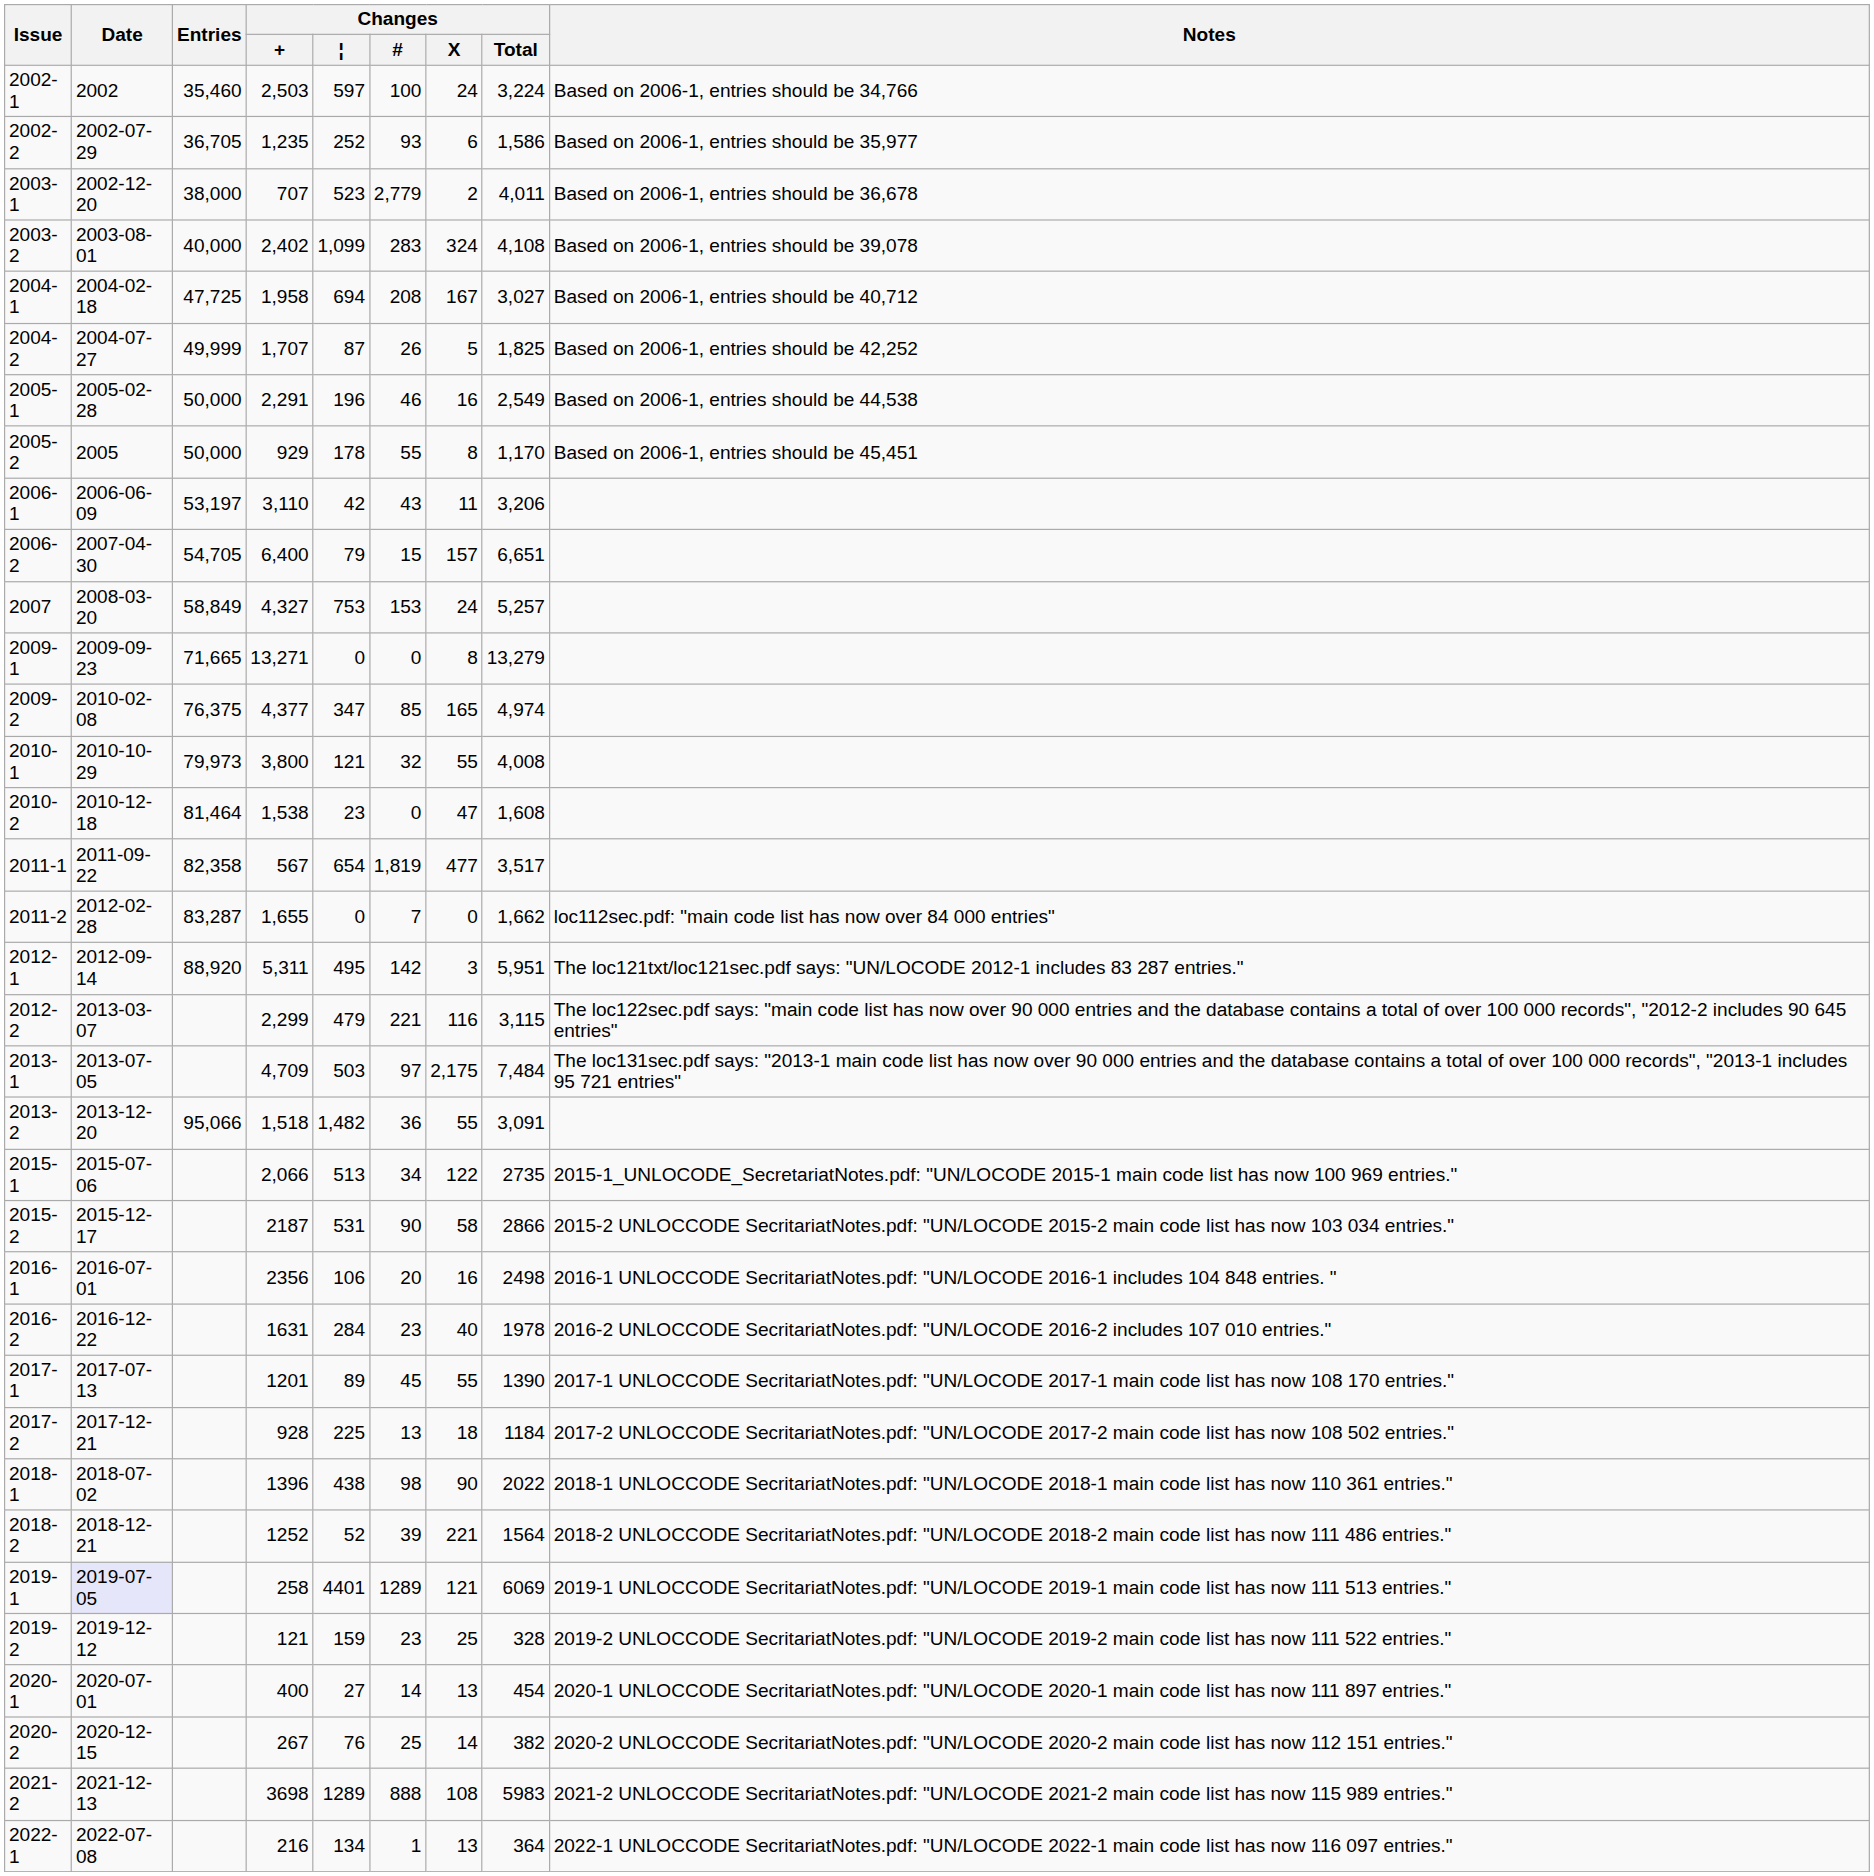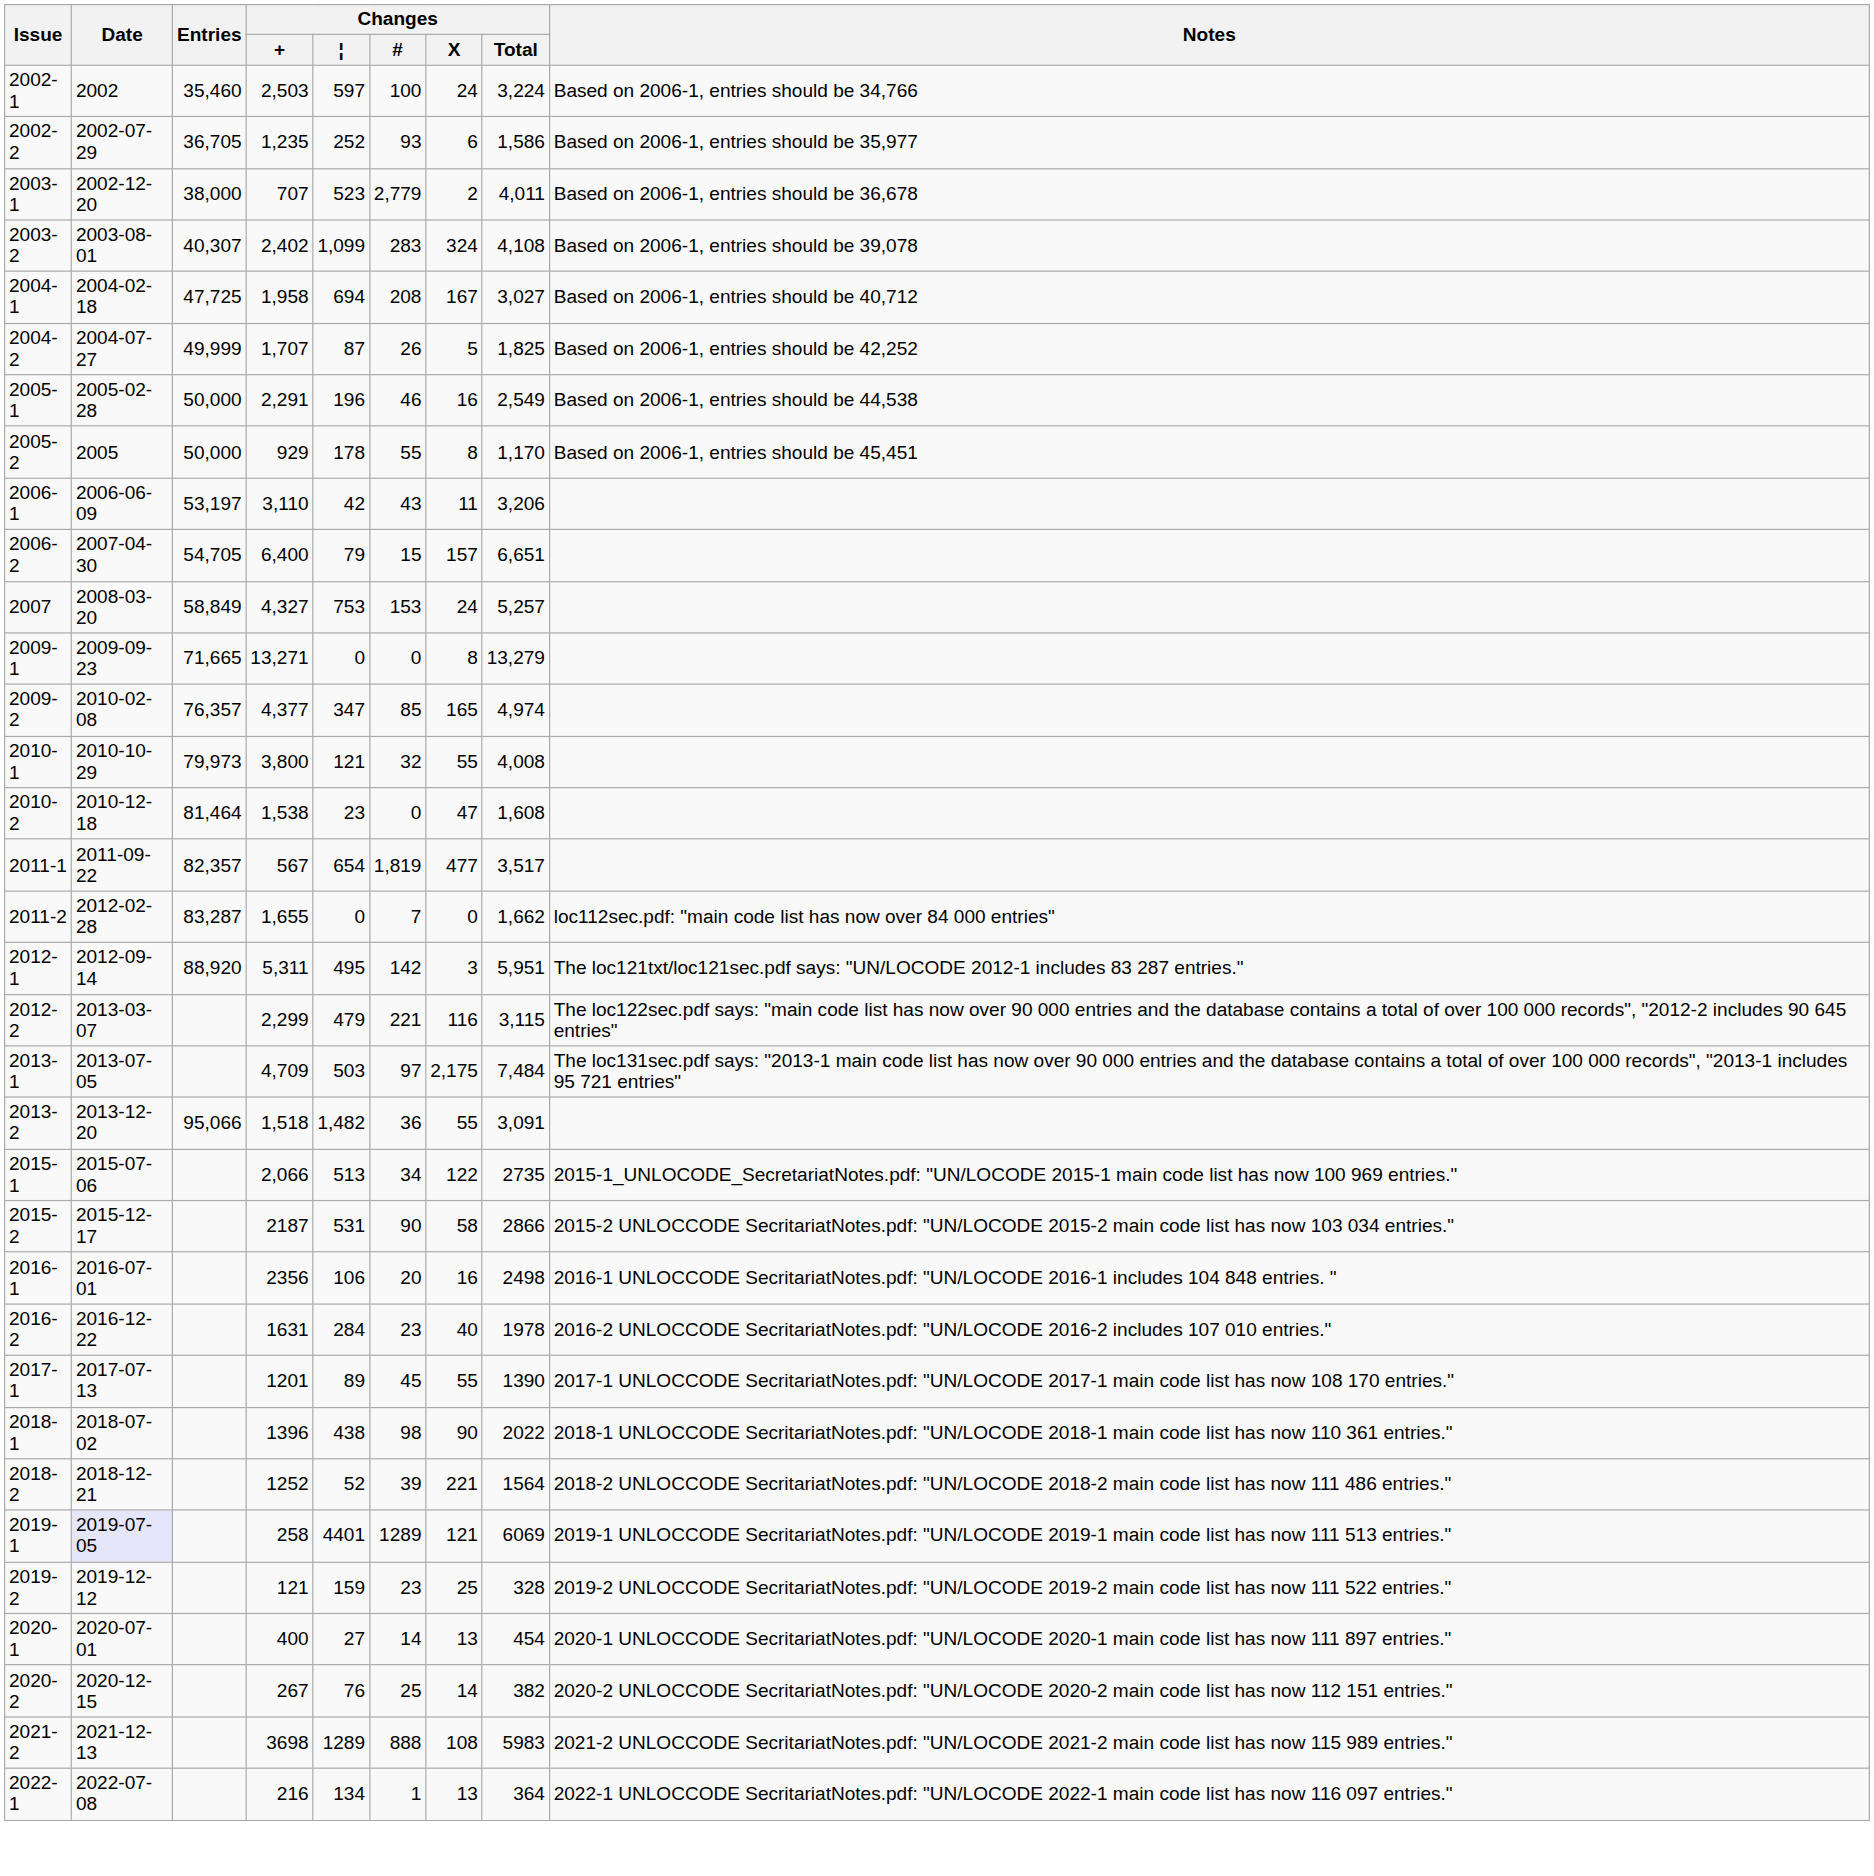(212, 245) 40,000 -> (212, 245) 40,307
(212, 710) 76,375 -> (212, 710) 76,357
(212, 864) 82,358 -> (212, 864) 82,357
- row: (33, 1432)
